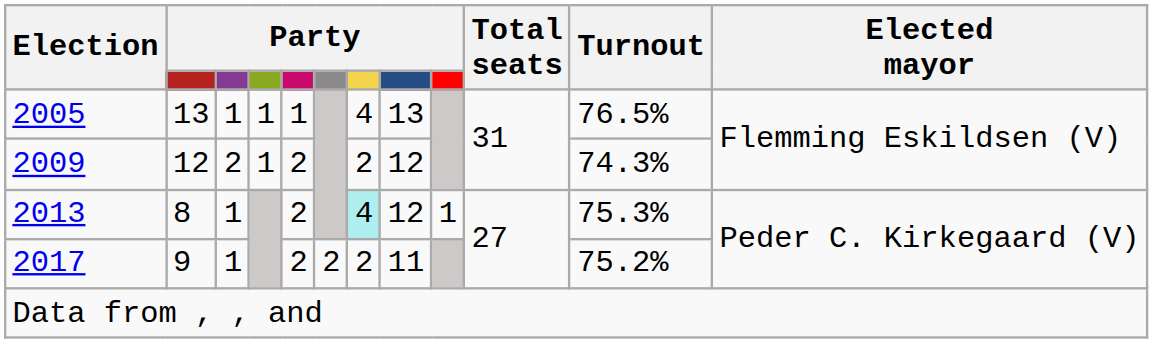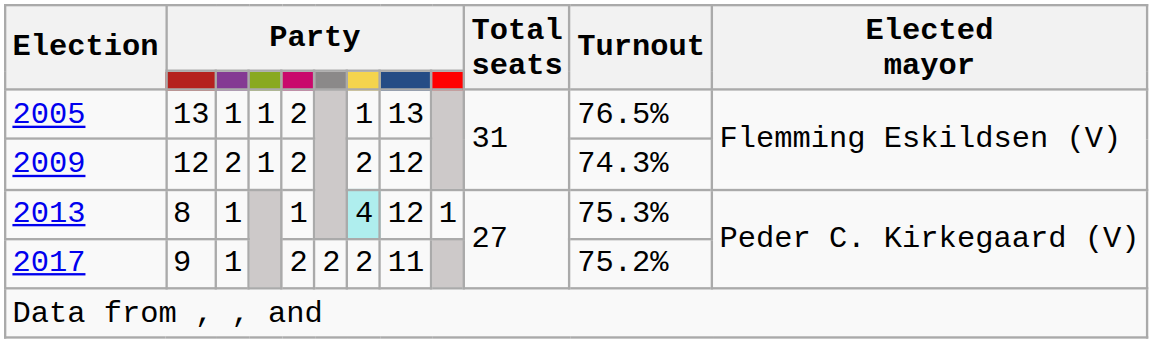(299, 115) 1 -> (299, 115) 2
(364, 115) 4 -> (364, 115) 1
(299, 214) 2 -> (299, 214) 1
